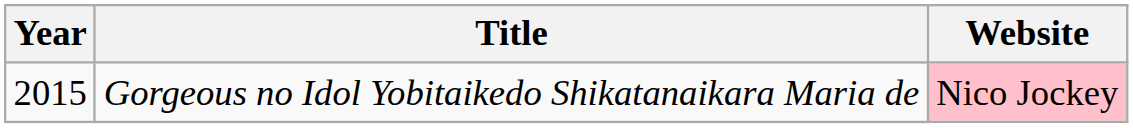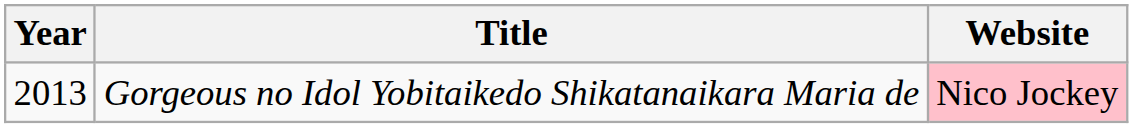(50, 91) 2015 -> (50, 91) 2013
